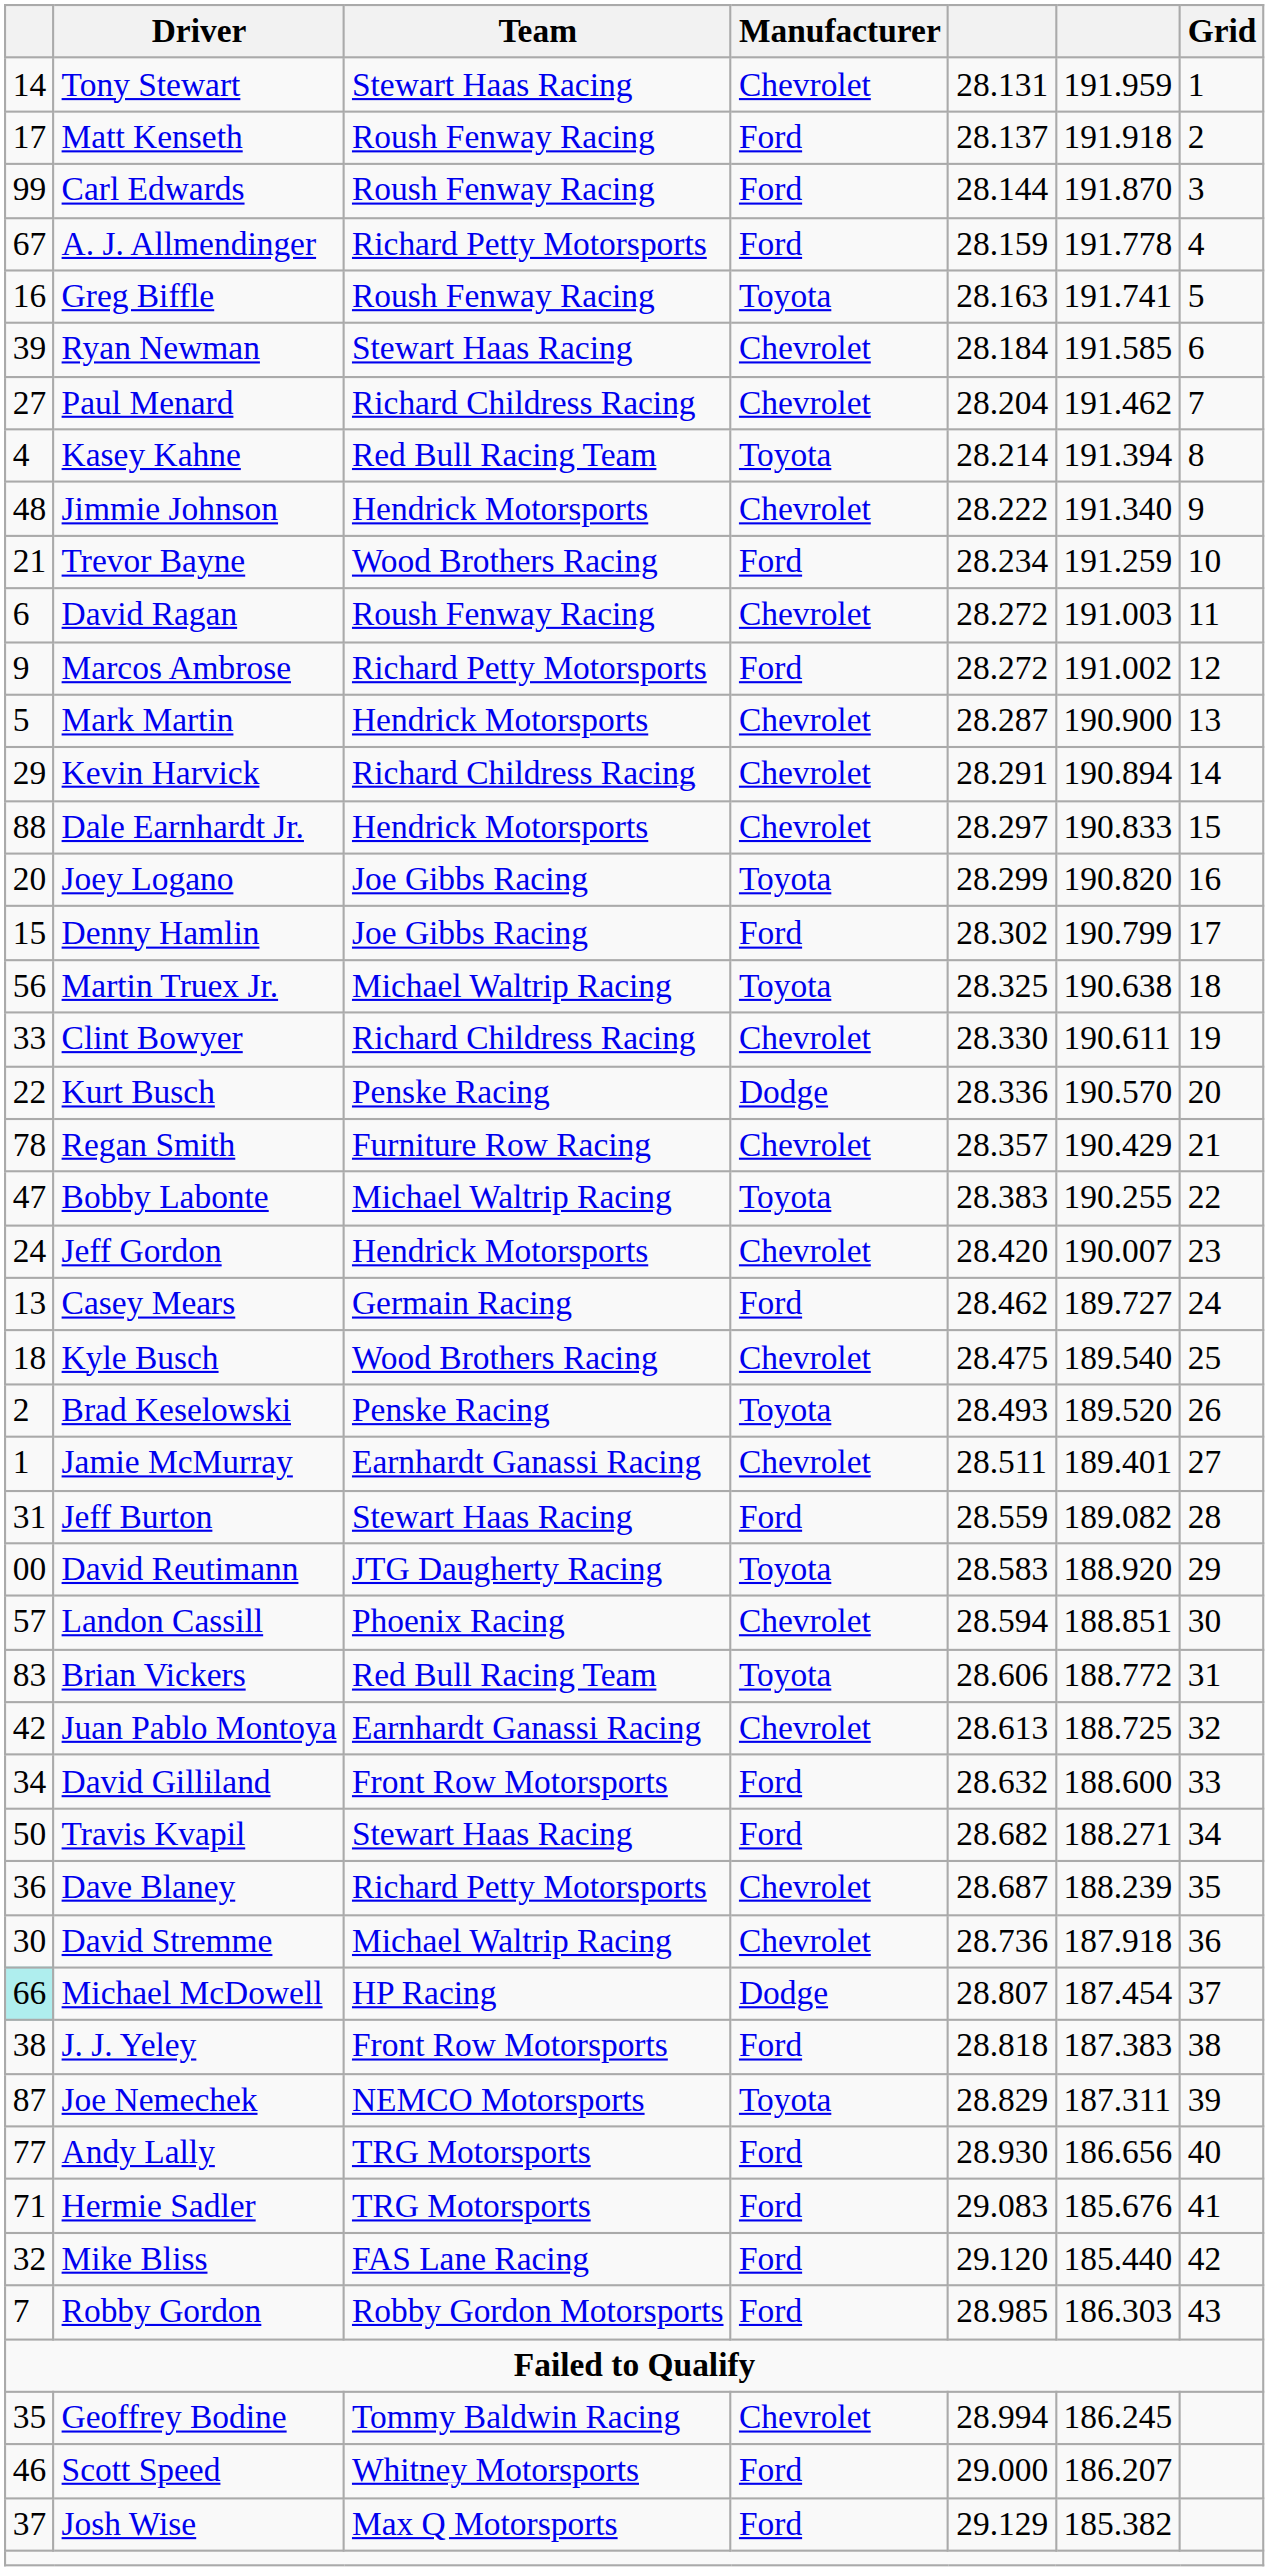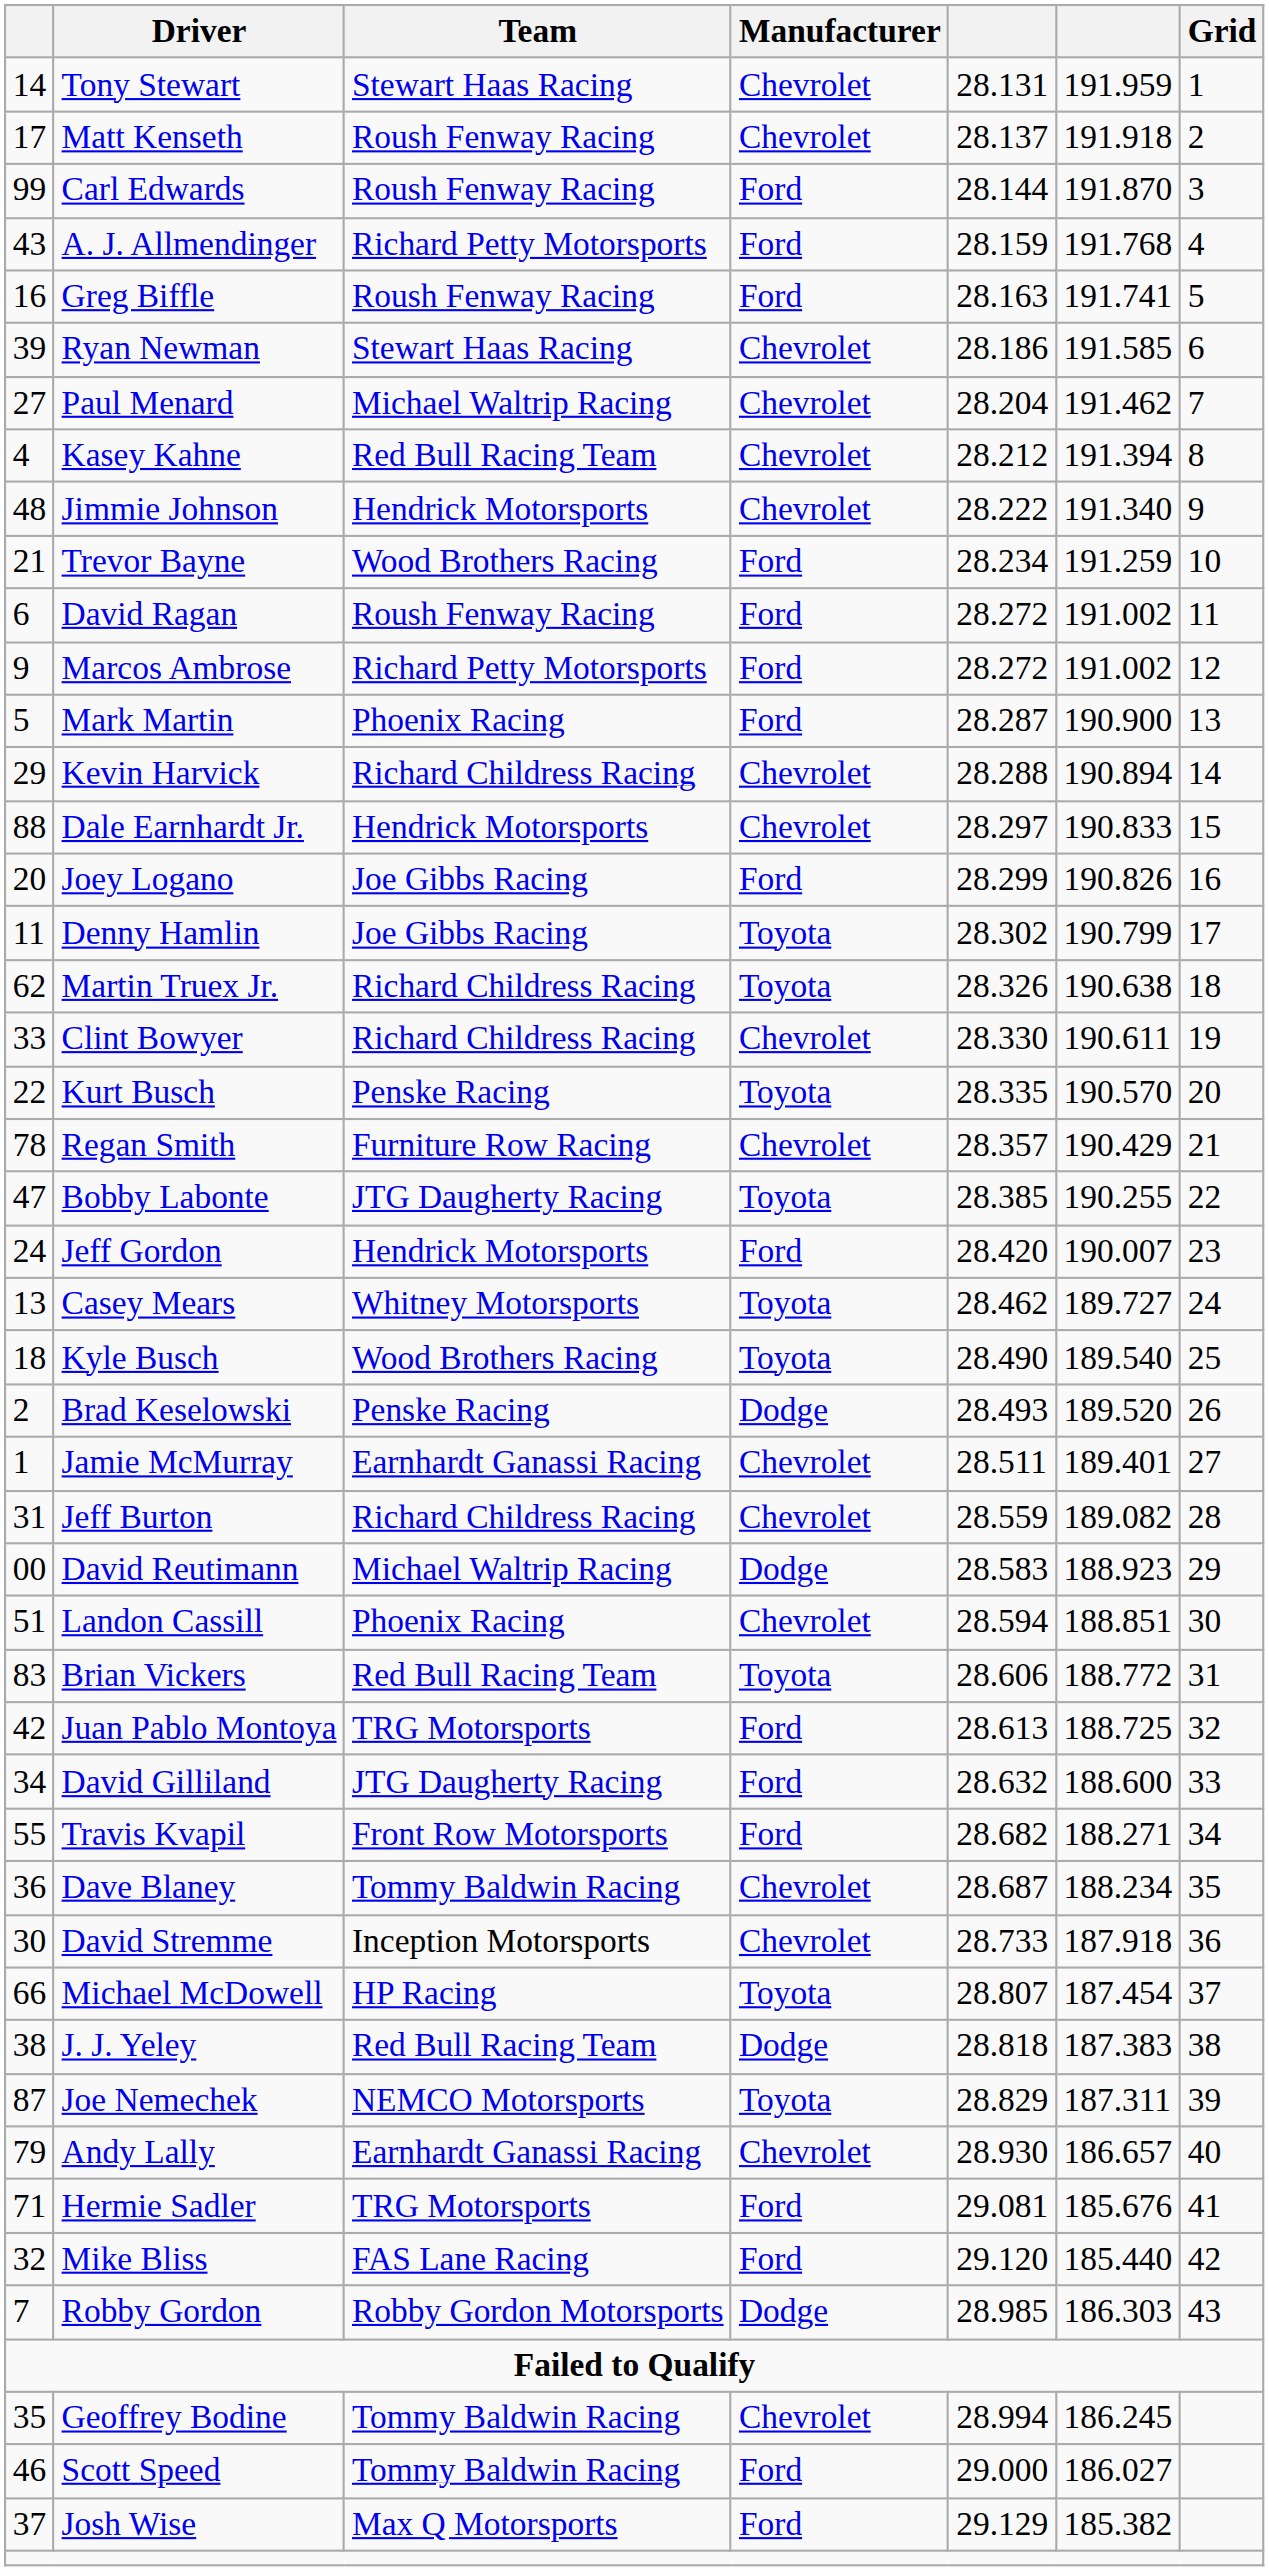(771, 137) Ford -> (805, 137) Chevrolet
(29, 243) 67 -> (29, 243) 43
(1118, 243) 191.778 -> (1118, 243) 191.768
(785, 296) Toyota -> (771, 296) Ford
(1002, 349) 28.184 -> (1002, 349) 28.186
(524, 402) Richard Childress Racing -> (512, 402) Michael Waltrip Racing
(785, 455) Toyota -> (805, 455) Chevrolet
(1002, 455) 28.214 -> (1002, 455) 28.212
(805, 614) Chevrolet -> (771, 614) Ford
(1118, 614) 191.003 -> (1118, 614) 191.002
(500, 720) Hendrick Motorsports -> (458, 720) Phoenix Racing
(805, 720) Chevrolet -> (771, 720) Ford
(1002, 773) 28.291 -> (1002, 773) 28.288
(785, 879) Toyota -> (771, 879) Ford
(1118, 879) 190.820 -> (1118, 879) 190.826
(29, 932) 15 -> (29, 932) 11
(771, 932) Ford -> (785, 932) Toyota
(29, 985) 56 -> (29, 985) 62
(512, 985) Michael Waltrip Racing -> (524, 985) Richard Childress Racing
(1002, 985) 28.325 -> (1002, 985) 28.326
(784, 1091) Dodge -> (785, 1091) Toyota
(1002, 1091) 28.336 -> (1002, 1091) 28.335
(512, 1197) Michael Waltrip Racing -> (507, 1197) JTG Daugherty Racing
(1002, 1197) 28.383 -> (1002, 1197) 28.385
(805, 1250) Chevrolet -> (771, 1250) Ford
(462, 1303) Germain Racing -> (495, 1303) Whitney Motorsports
(771, 1303) Ford -> (785, 1303) Toyota
(805, 1356) Chevrolet -> (785, 1356) Toyota
(1002, 1356) 28.475 -> (1002, 1356) 28.490
(785, 1409) Toyota -> (784, 1409) Dodge
(492, 1515) Stewart Haas Racing -> (524, 1515) Richard Childress Racing
(771, 1515) Ford -> (805, 1515) Chevrolet
(507, 1568) JTG Daugherty Racing -> (512, 1568) Michael Waltrip Racing
(785, 1568) Toyota -> (784, 1568) Dodge
(1118, 1568) 188.920 -> (1118, 1568) 188.923
(29, 1622) 57 -> (29, 1622) 51
(527, 1728) Earnhardt Ganassi Racing -> (471, 1728) TRG Motorsports
(805, 1728) Chevrolet -> (771, 1728) Ford
(510, 1781) Front Row Motorsports -> (507, 1781) JTG Daugherty Racing
(29, 1834) 50 -> (29, 1834) 55
(492, 1834) Stewart Haas Racing -> (510, 1834) Front Row Motorsports
(529, 1887) Richard Petty Motorsports -> (516, 1887) Tommy Baldwin Racing
(1118, 1887) 188.239 -> (1118, 1887) 188.234
(512, 1940) Michael Waltrip Racing -> (501, 1940) Inception Motorsports
(1002, 1940) 28.736 -> (1002, 1940) 28.733
(29, 1993) paleturquoise background -> (29, 1993) no background
(784, 1993) Dodge -> (785, 1993) Toyota
(510, 2046) Front Row Motorsports -> (504, 2046) Red Bull Racing Team
(771, 2046) Ford -> (784, 2046) Dodge
(29, 2152) 77 -> (29, 2152) 79
(471, 2152) TRG Motorsports -> (527, 2152) Earnhardt Ganassi Racing
(771, 2152) Ford -> (805, 2152) Chevrolet
(1118, 2152) 186.656 -> (1118, 2152) 186.657
(1002, 2205) 29.083 -> (1002, 2205) 29.081
(771, 2311) Ford -> (784, 2311) Dodge
(495, 2470) Whitney Motorsports -> (516, 2470) Tommy Baldwin Racing
(1118, 2470) 186.207 -> (1118, 2470) 186.027
